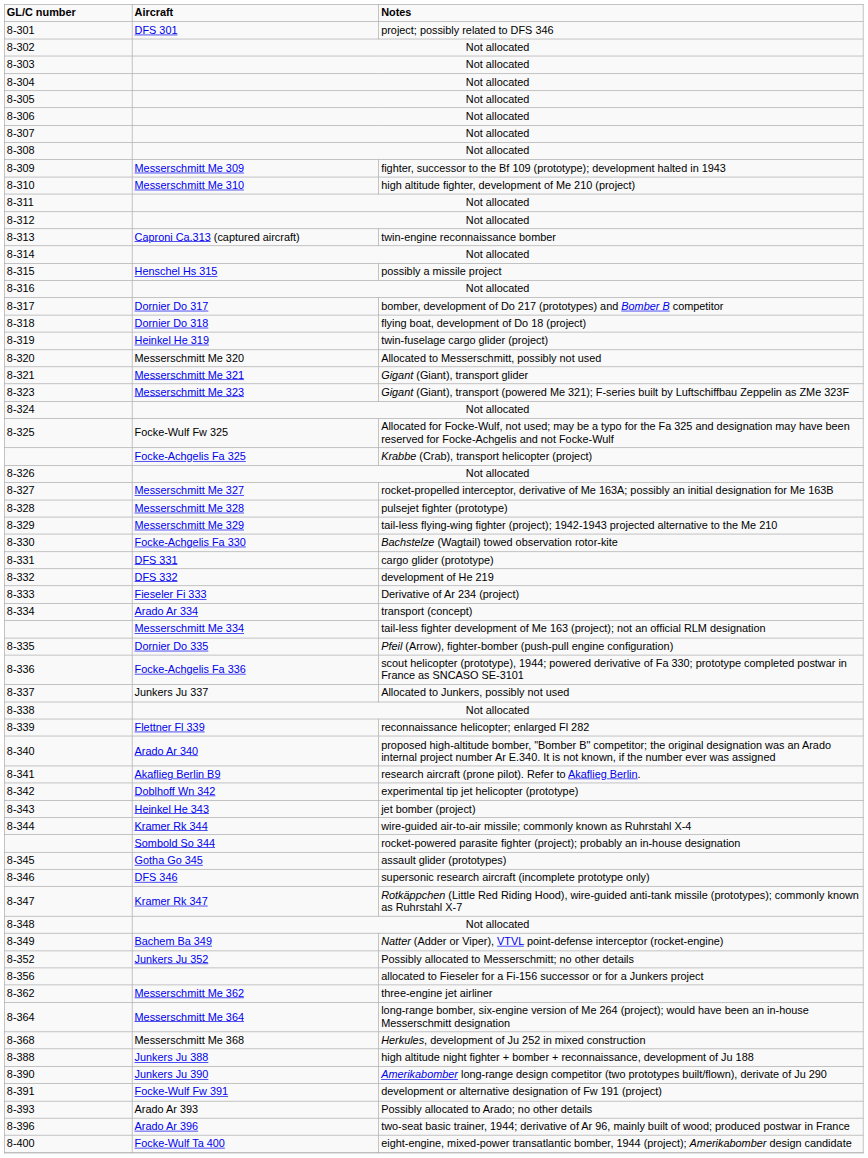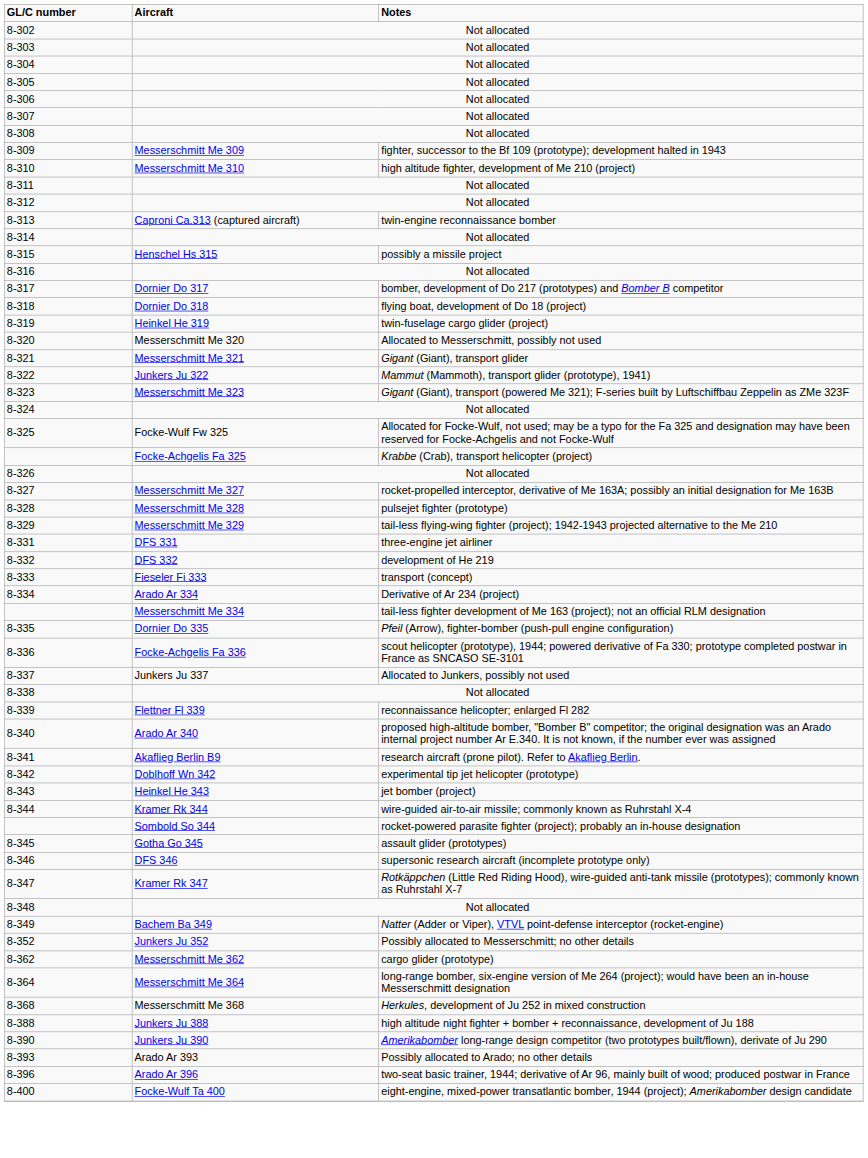- row: (21, 30)
+ row: (21, 375)
- row: (21, 543)
(437, 560) cargo glider (prototype) -> (437, 543) three-engine jet airliner
(450, 594) Derivative of Ar 234 (project) -> (427, 577) transport (concept)
(427, 612) transport (concept) -> (450, 594) Derivative of Ar 234 (project)
- row: (21, 976)
(437, 993) three-engine jet airliner -> (437, 959) cargo glider (prototype)
- row: (21, 1092)
